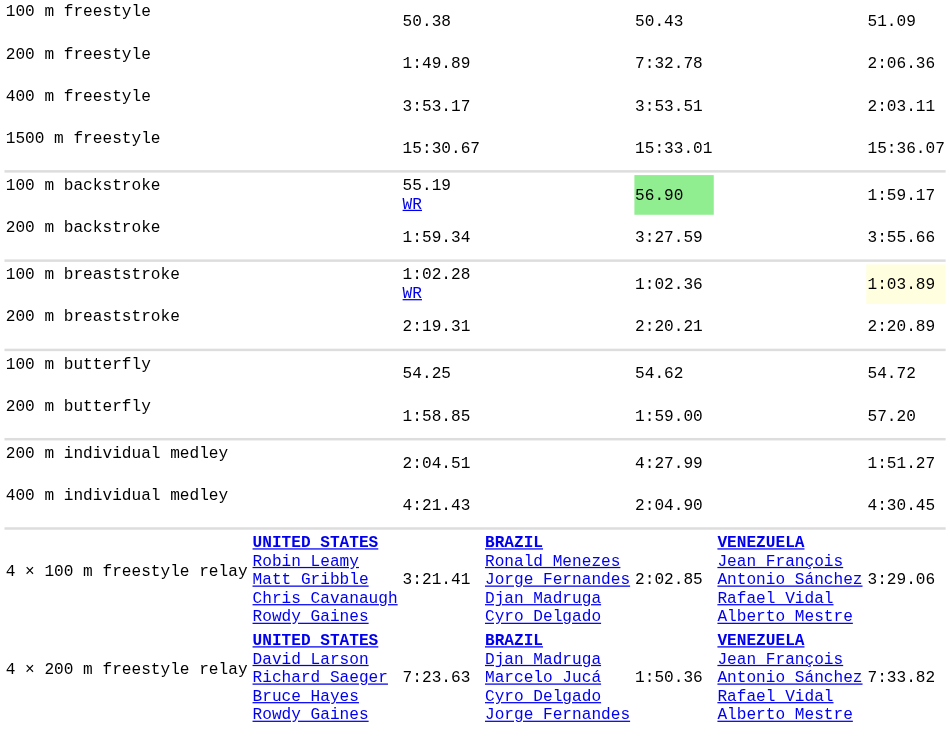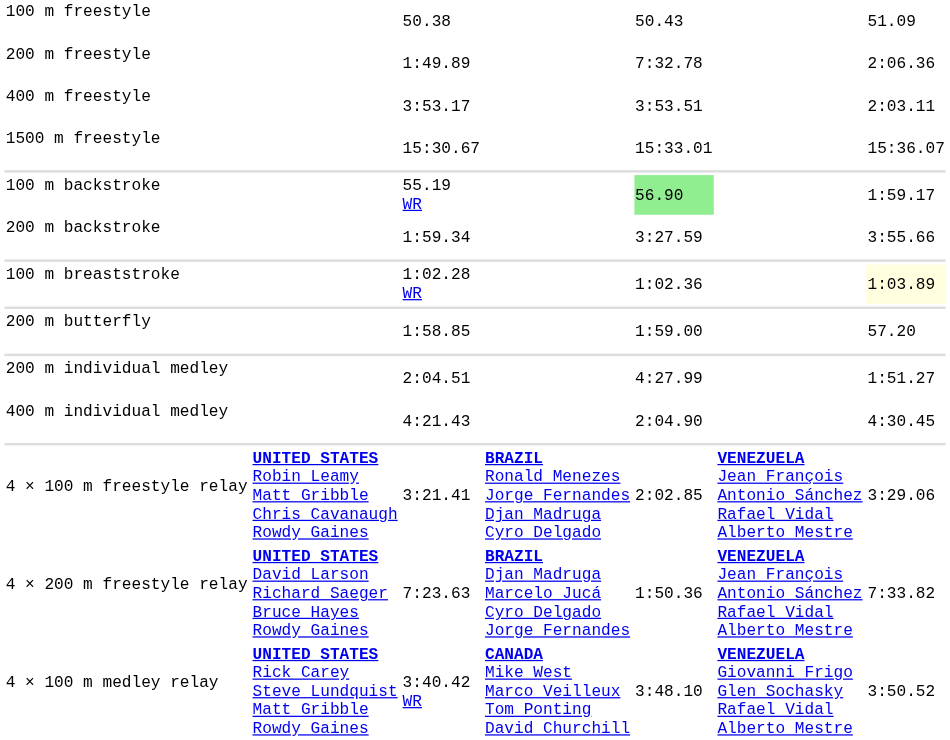- row: (93, 326)
- row: (78, 373)
+ row: (112, 692)
